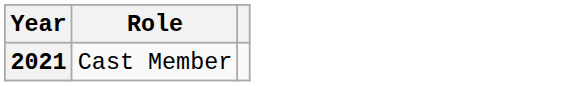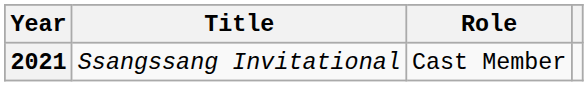+ column: (239, 24)
